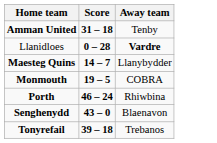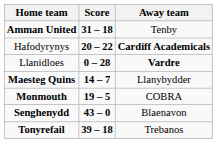+ row: (42, 46)
- row: (42, 96)
